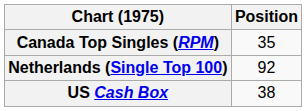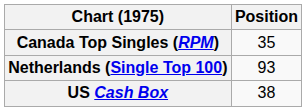(266, 67) 92 -> (266, 67) 93
